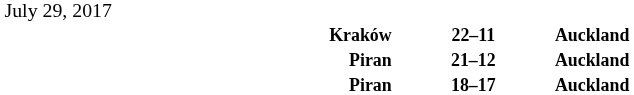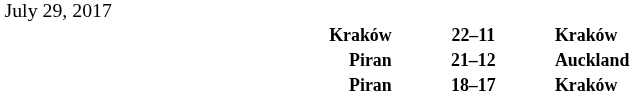(592, 35) Auckland -> (586, 35) Kraków
(592, 85) Auckland -> (586, 85) Kraków
